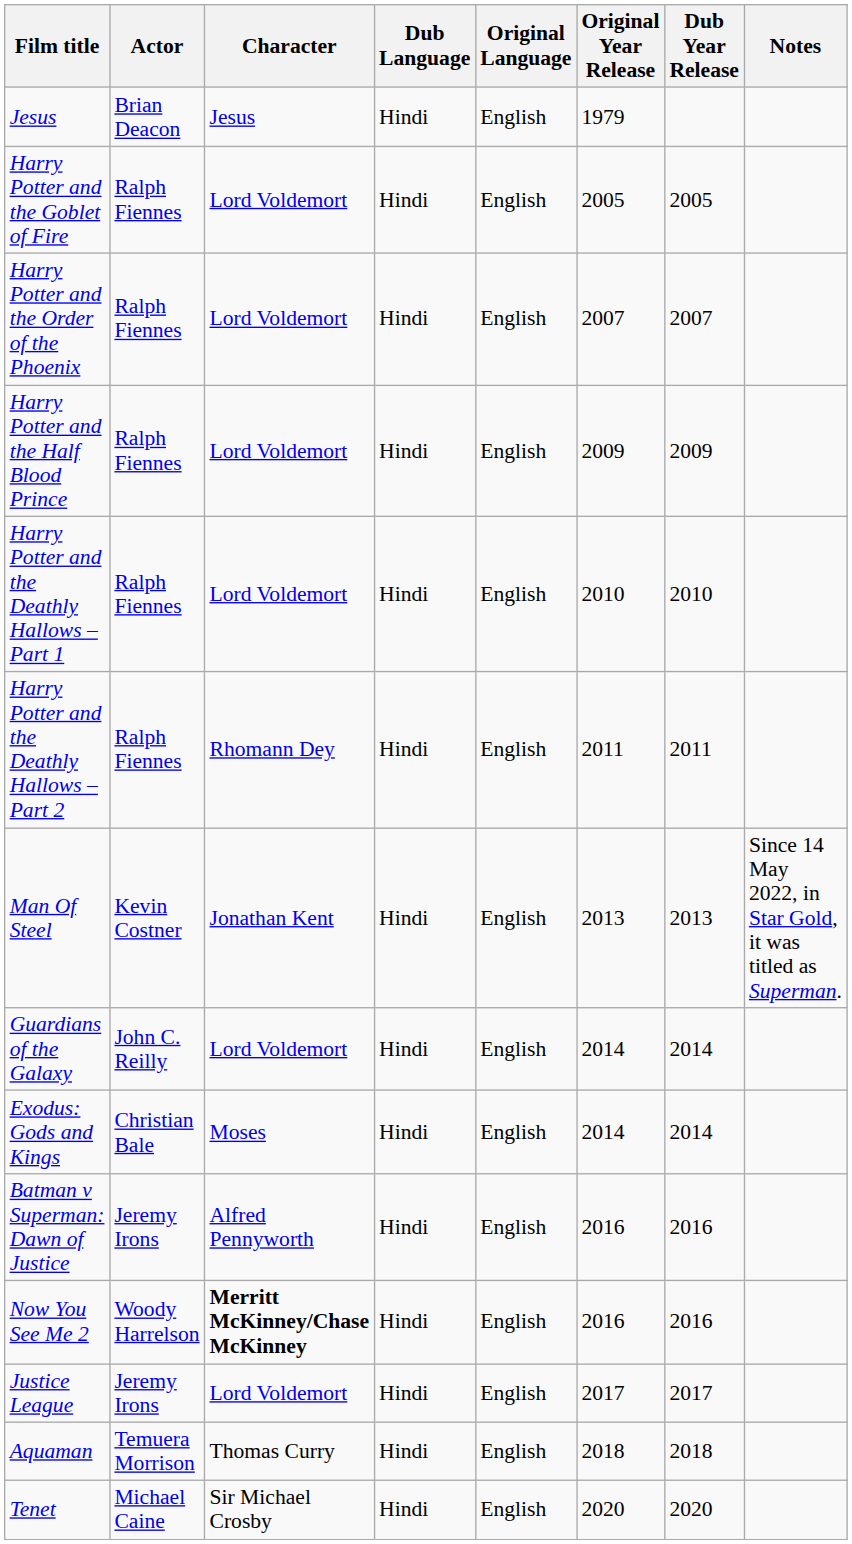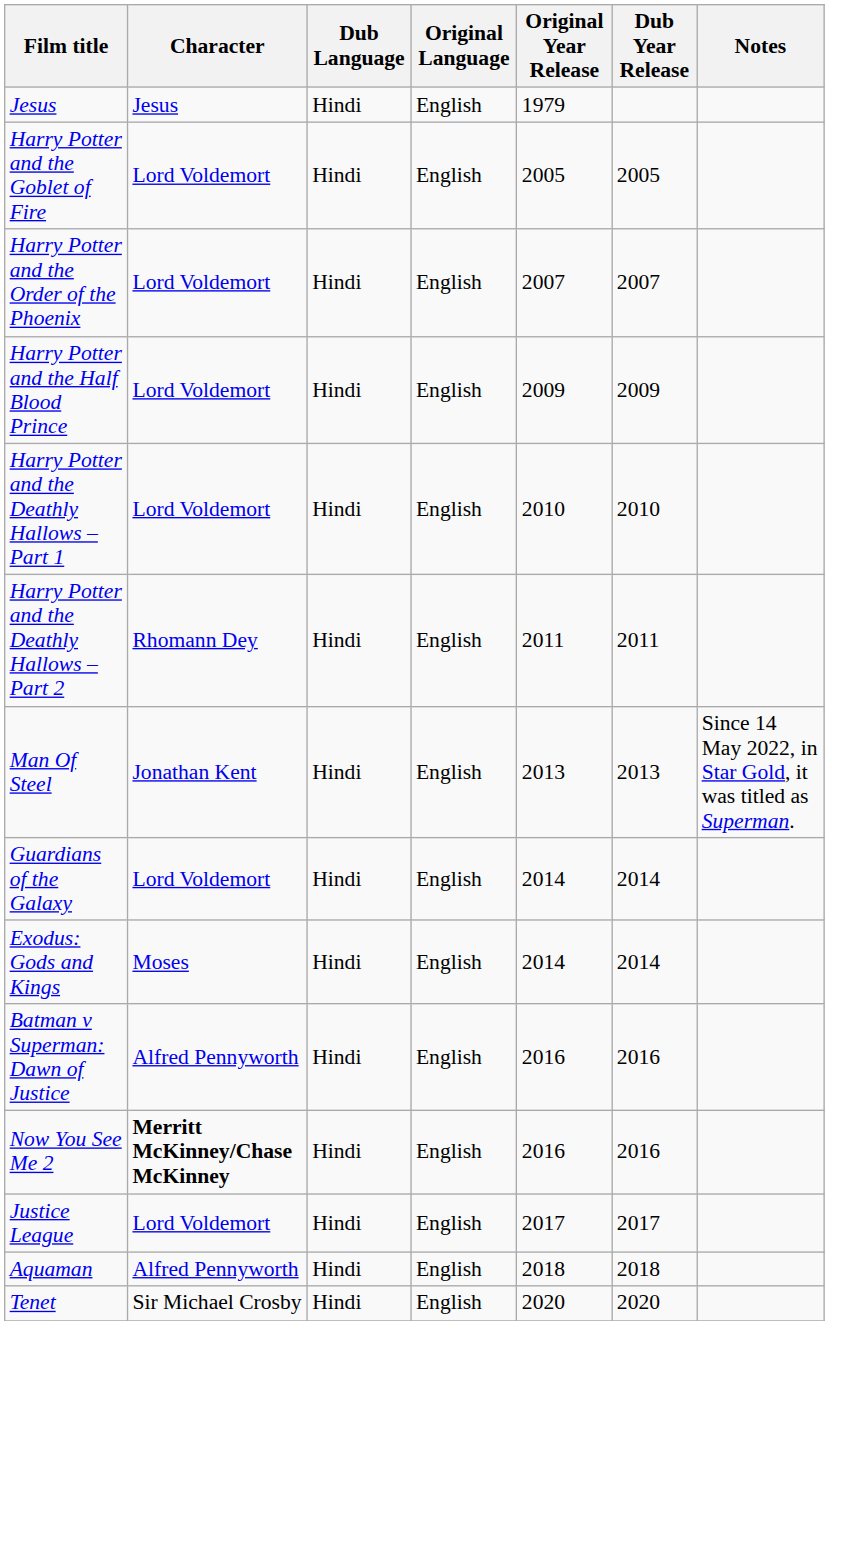- column: (157, 45)
(272, 1451) Thomas Curry -> (216, 1268) Alfred Pennyworth
